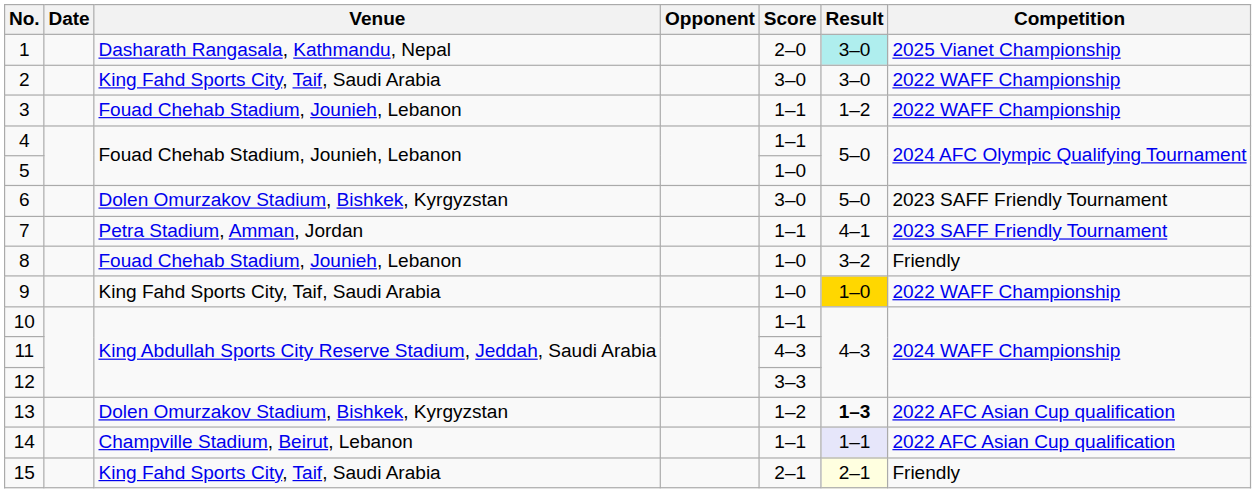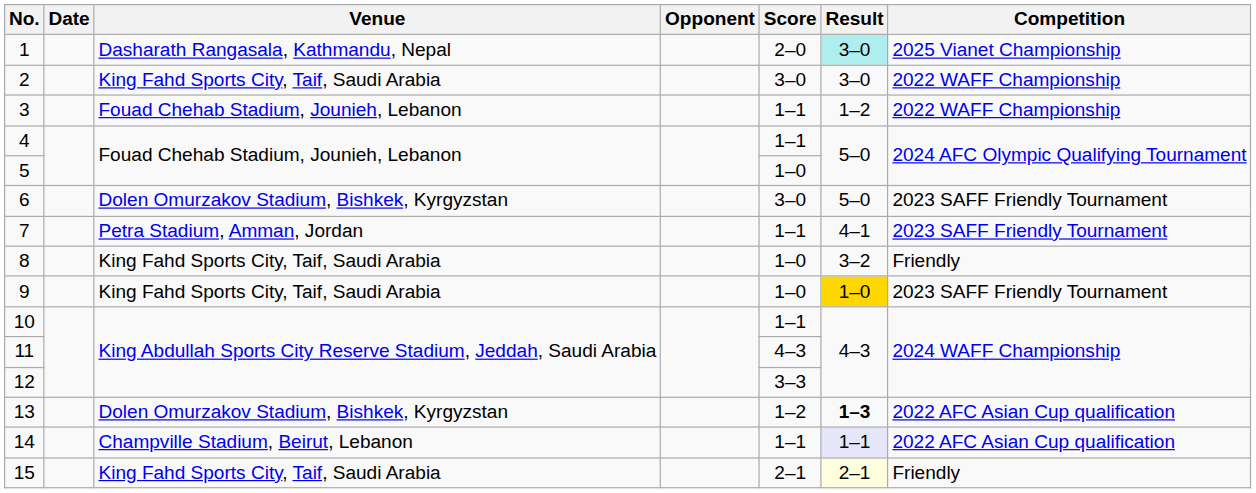(280, 261) Fouad Chehab Stadium, Jounieh, Lebanon -> (270, 261) King Fahd Sports City, Taif, Saudi Arabia
(1006, 291) 2022 WAFF Championship -> (1030, 291) 2023 SAFF Friendly Tournament
